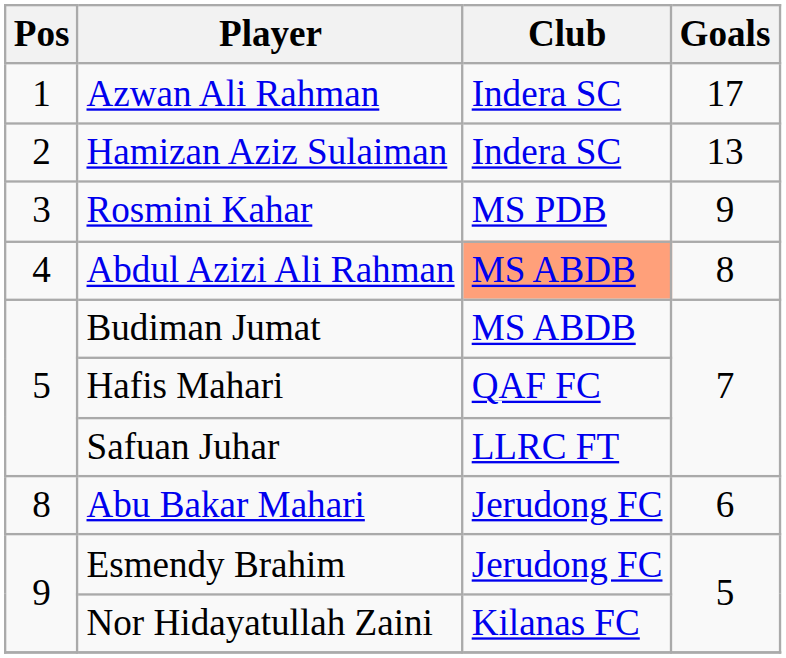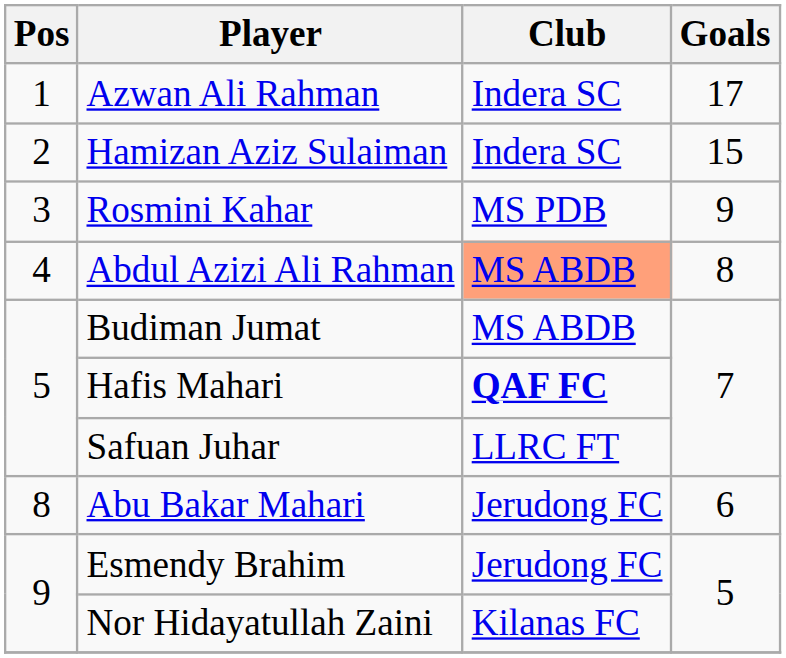(725, 151) 13 -> (725, 151) 15
(536, 387) normal -> (540, 387) bold
